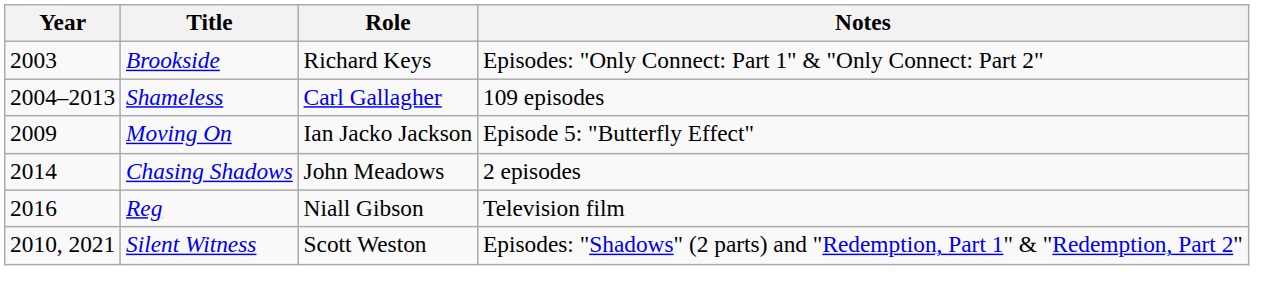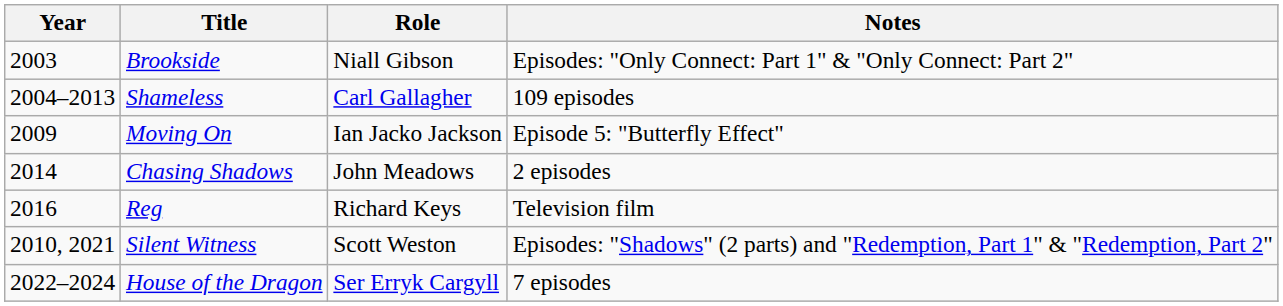(367, 60) Richard Keys -> (393, 60) Niall Gibson
(364, 208) Niall Gibson -> (397, 208) Richard Keys
+ row: (224, 282)
